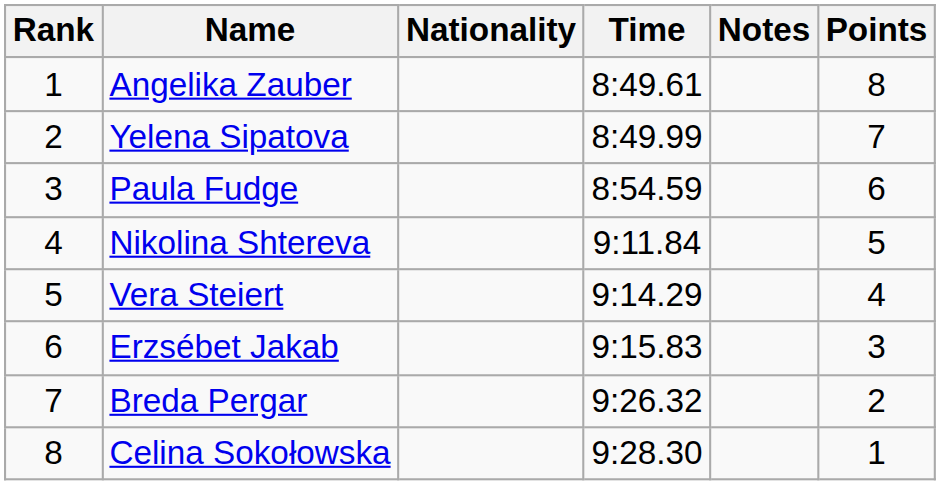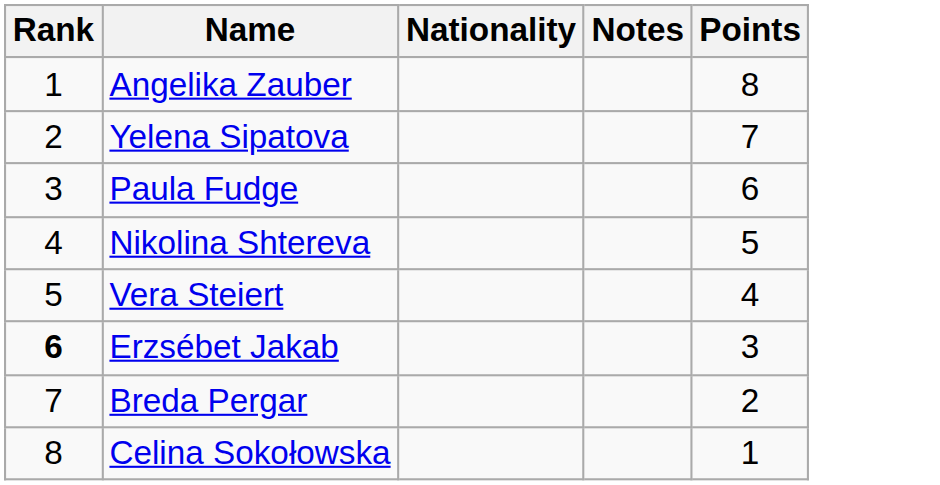- column: (647, 30)
(53, 347) normal -> (53, 347) bold
